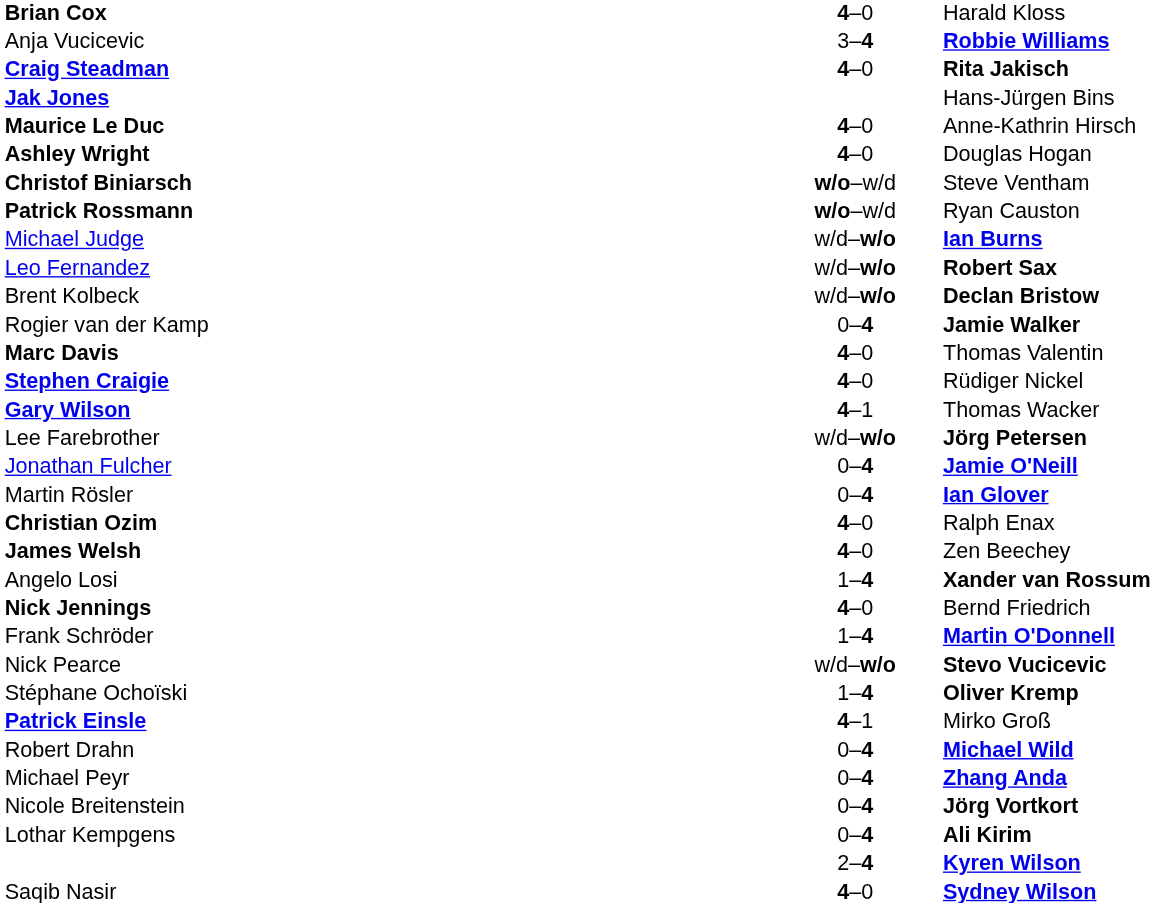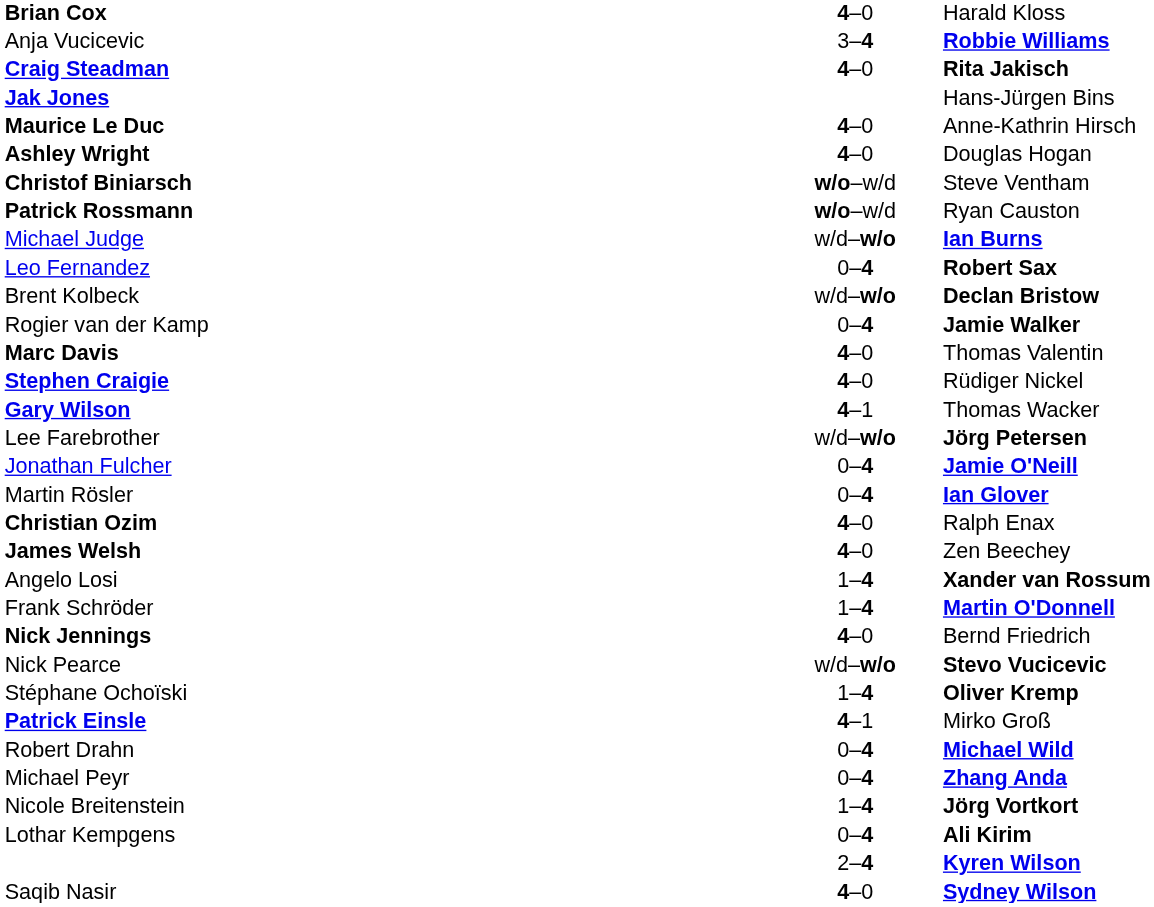(855, 267) w/d–w/o -> (855, 267) 0–4
rows swapped: (79, 636) <-> (78, 608)
(855, 806) 0–4 -> (855, 806) 1–4
